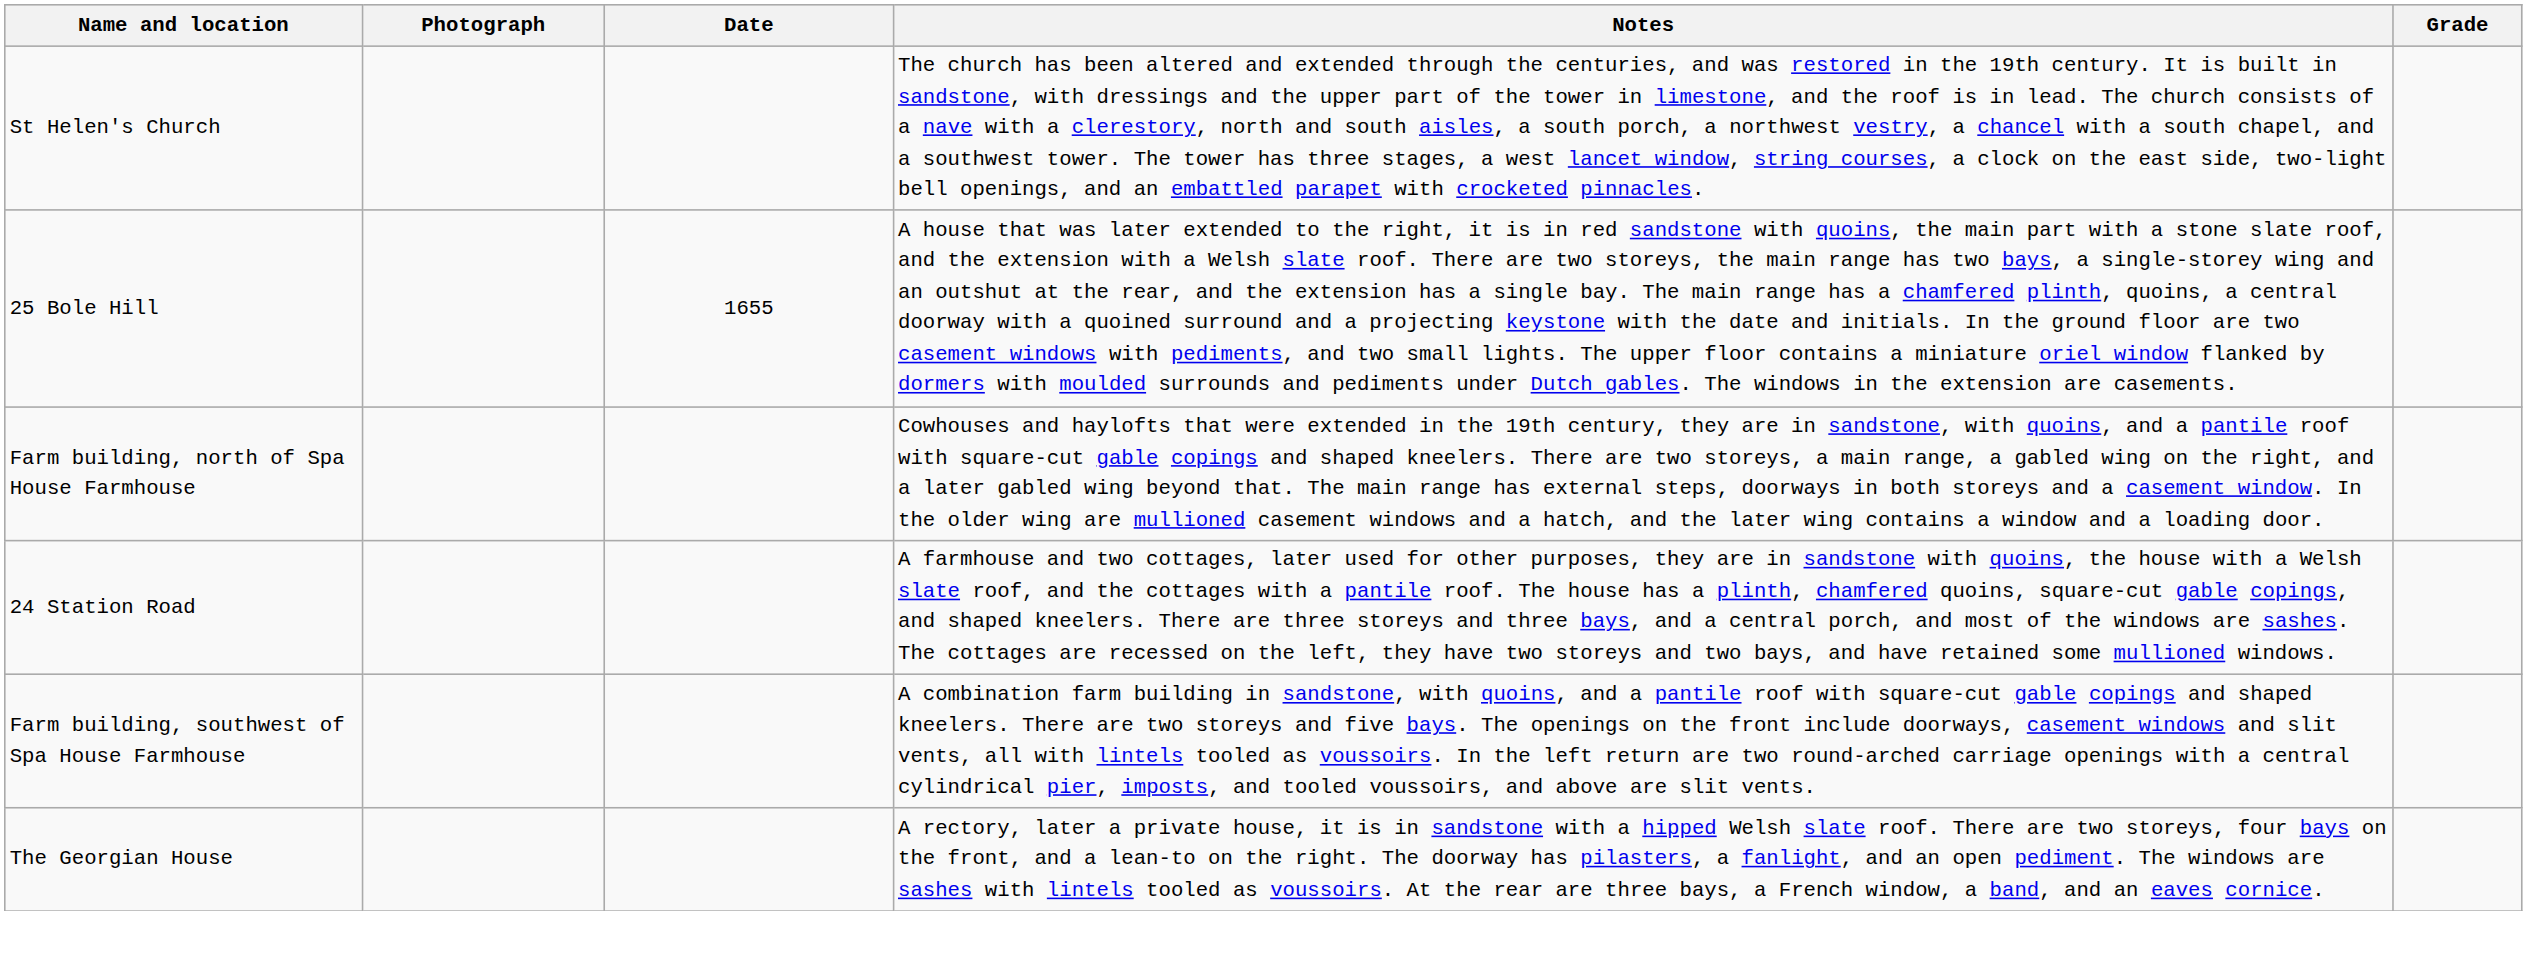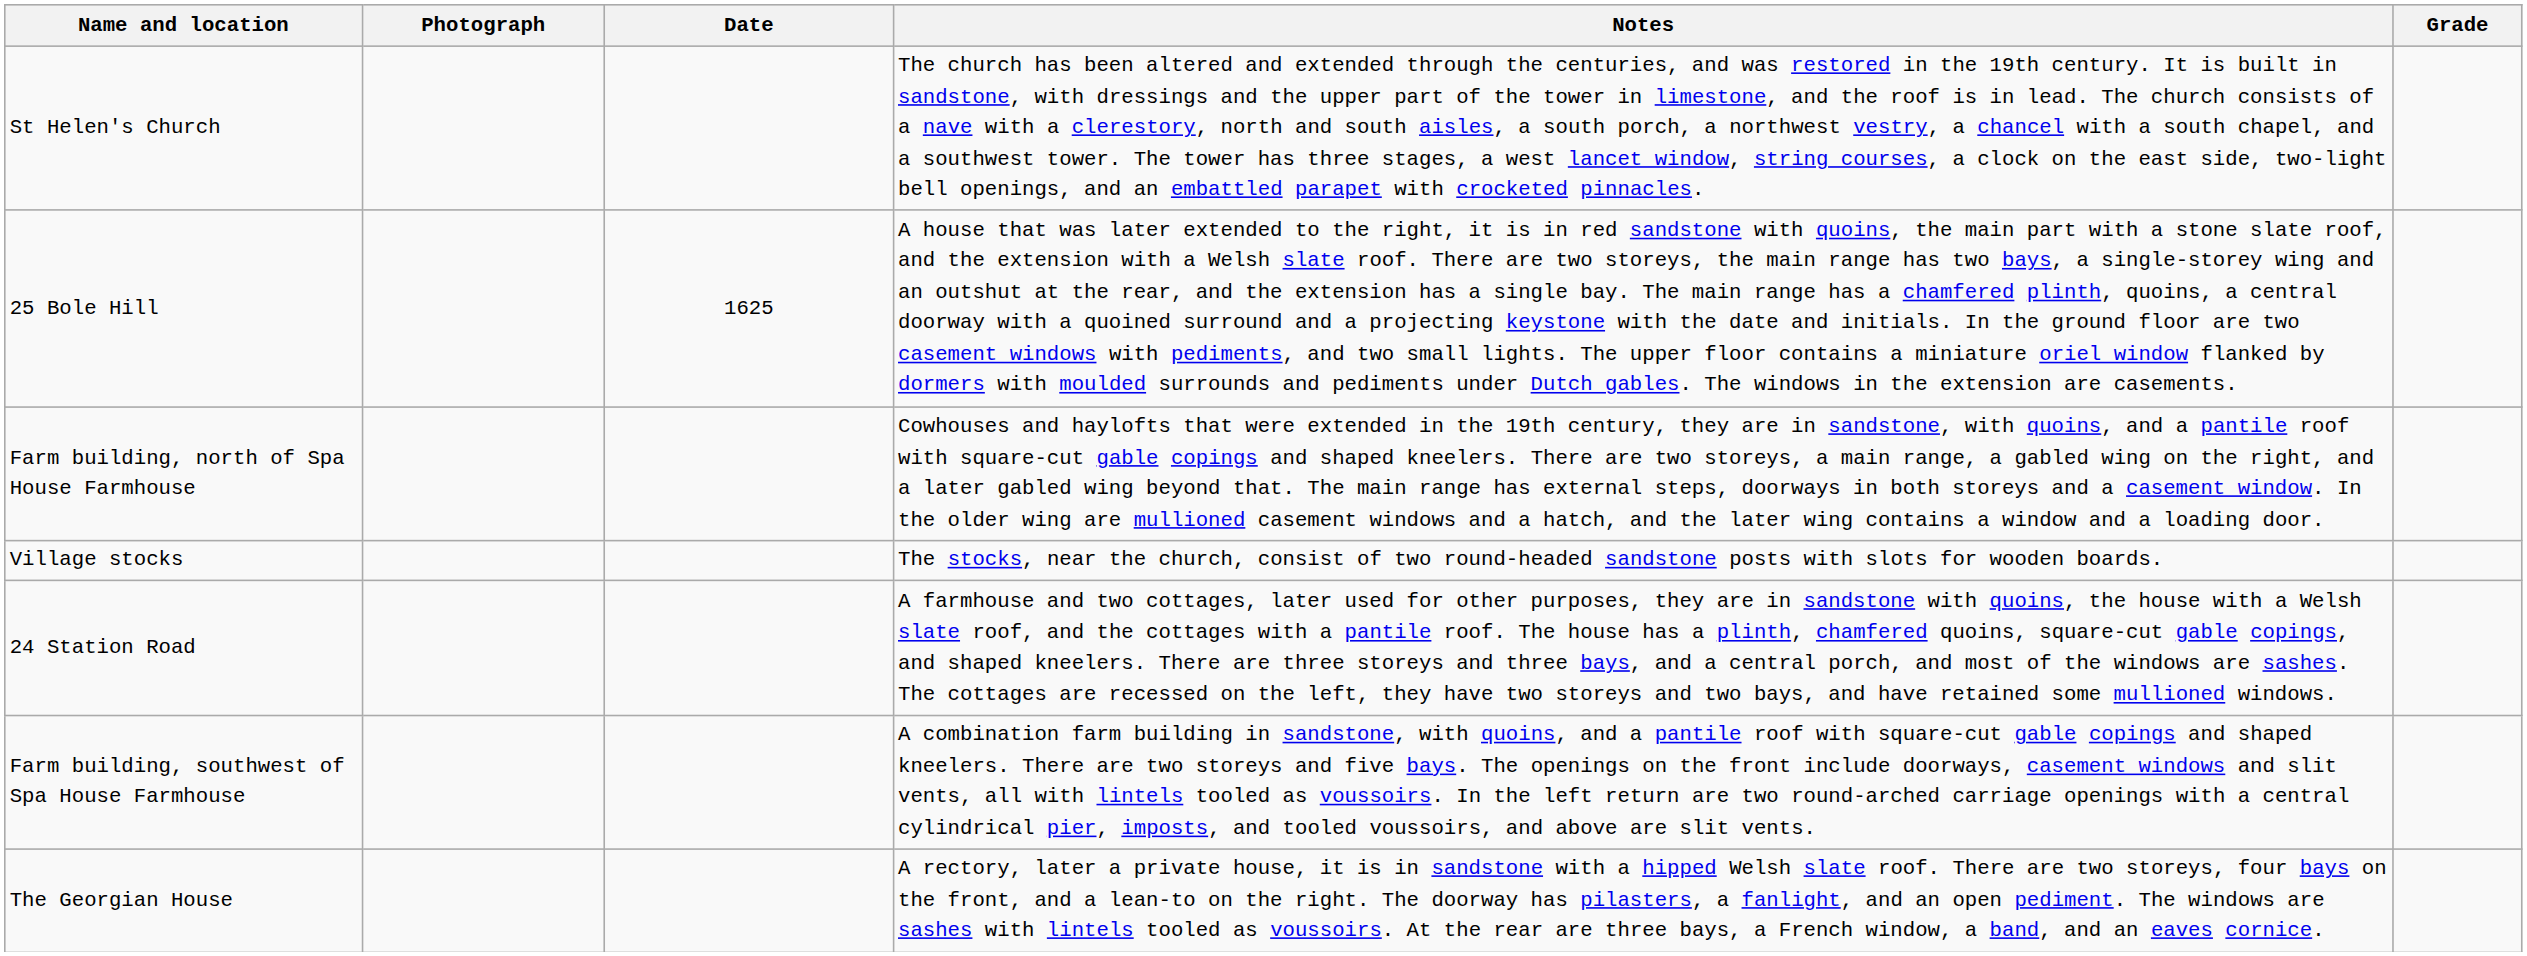(749, 308) 1655 -> (749, 308) 1625
+ row: (97, 560)
